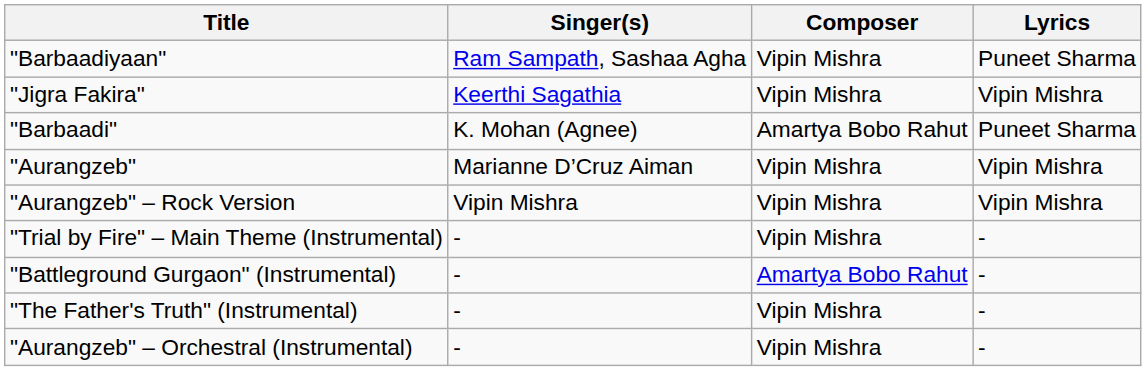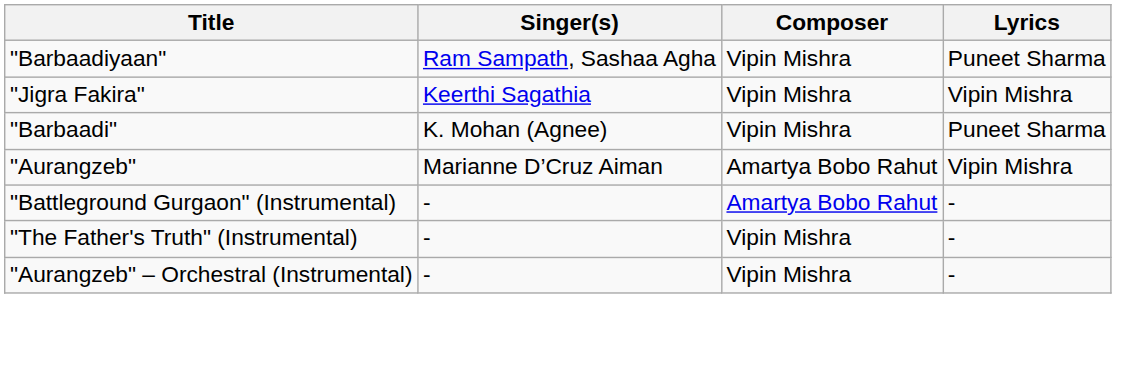(862, 130) Amartya Bobo Rahut -> (789, 130) Vipin Mishra
(819, 166) Vipin Mishra -> (832, 166) Amartya Bobo Rahut
- row: (153, 202)
- row: (226, 238)
